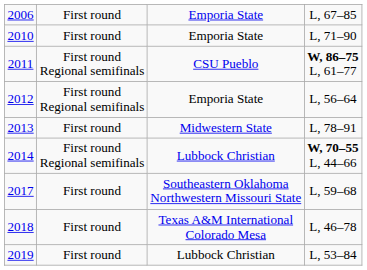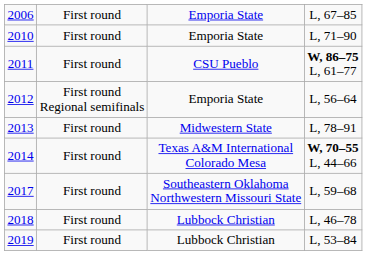(92, 63) First round Regional semifinals -> (92, 63) First round
(92, 155) First round Regional semifinals -> (92, 155) First round
(226, 155) Lubbock Christian -> (226, 155) Texas A&M International Colorado Mesa
(226, 226) Texas A&M International Colorado Mesa -> (226, 219) Lubbock Christian
